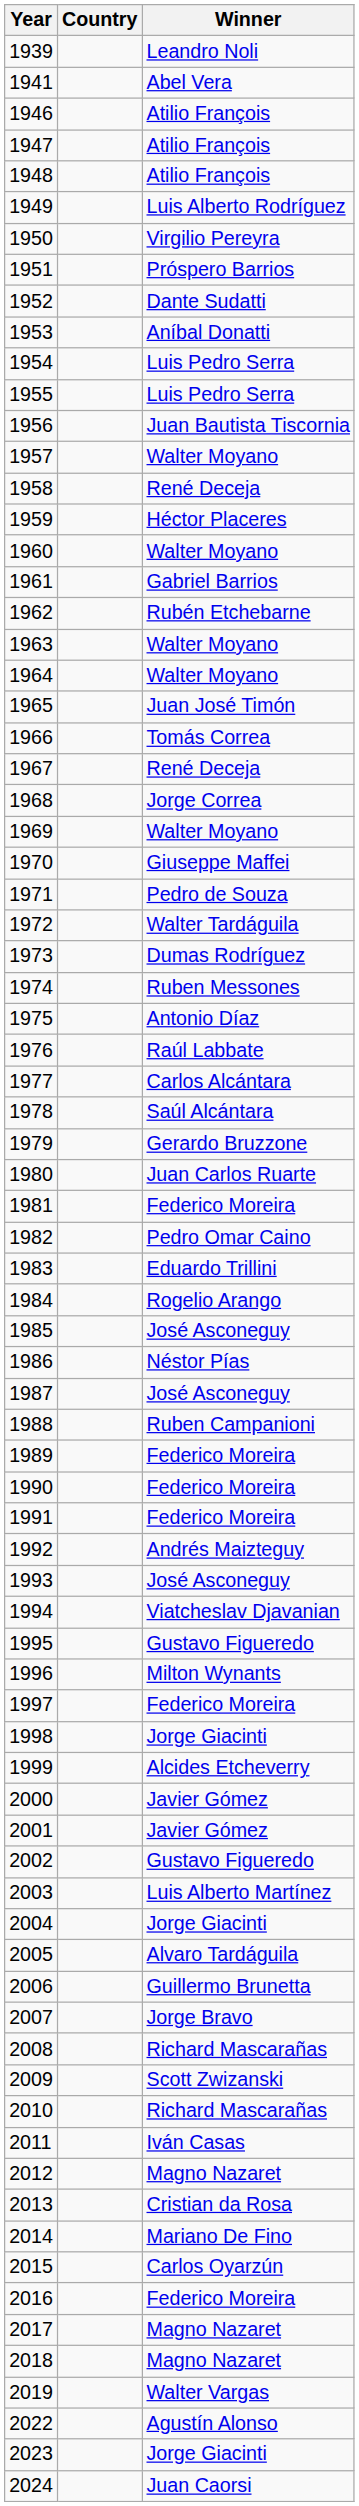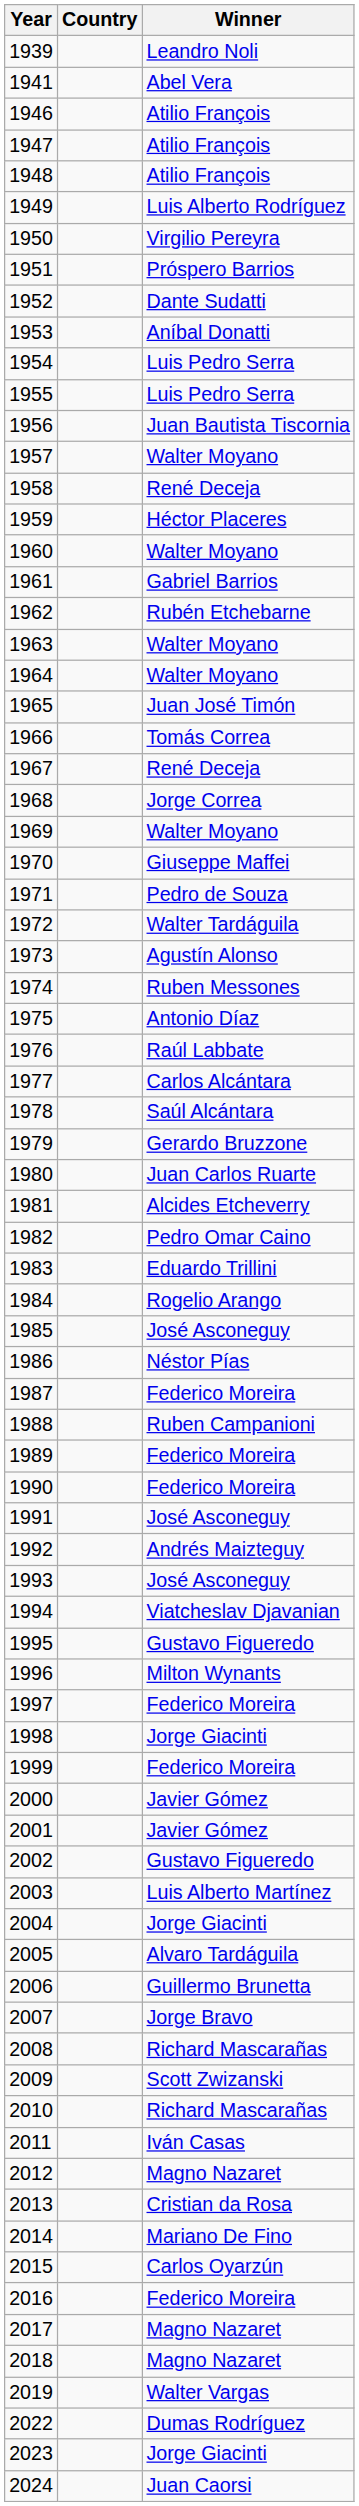(226, 956) Dumas Rodríguez -> (212, 956) Agustín Alonso
(221, 1206) Federico Moreira -> (228, 1206) Alcides Etcheverry
(218, 1393) José Asconeguy -> (221, 1393) Federico Moreira
(221, 1518) Federico Moreira -> (218, 1518) José Asconeguy
(228, 1767) Alcides Etcheverry -> (221, 1767) Federico Moreira
(212, 2423) Agustín Alonso -> (226, 2423) Dumas Rodríguez
